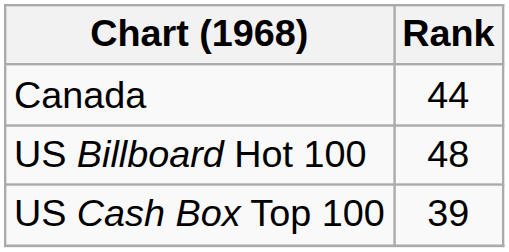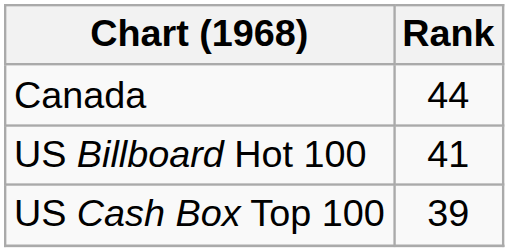(448, 154) 48 -> (448, 154) 41
